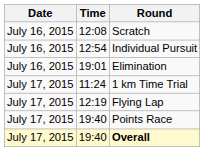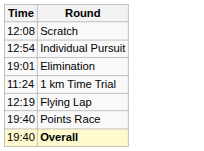- column: (40, 13)
